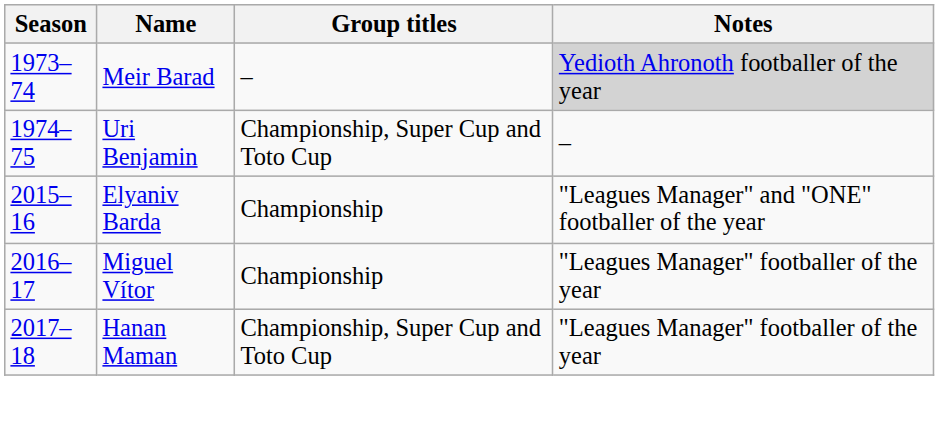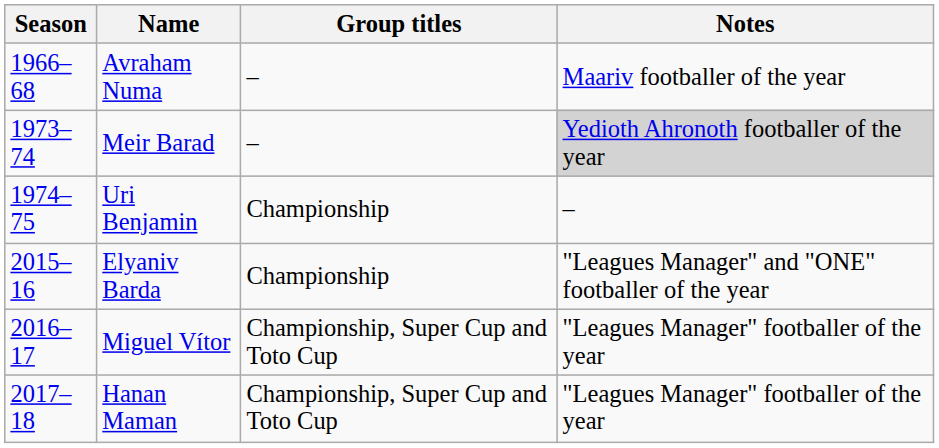+ row: (147, 76)
(391, 142) Championship, Super Cup and Toto Cup -> (318, 209) Championship
(312, 275) Championship -> (397, 341) Championship, Super Cup and Toto Cup
